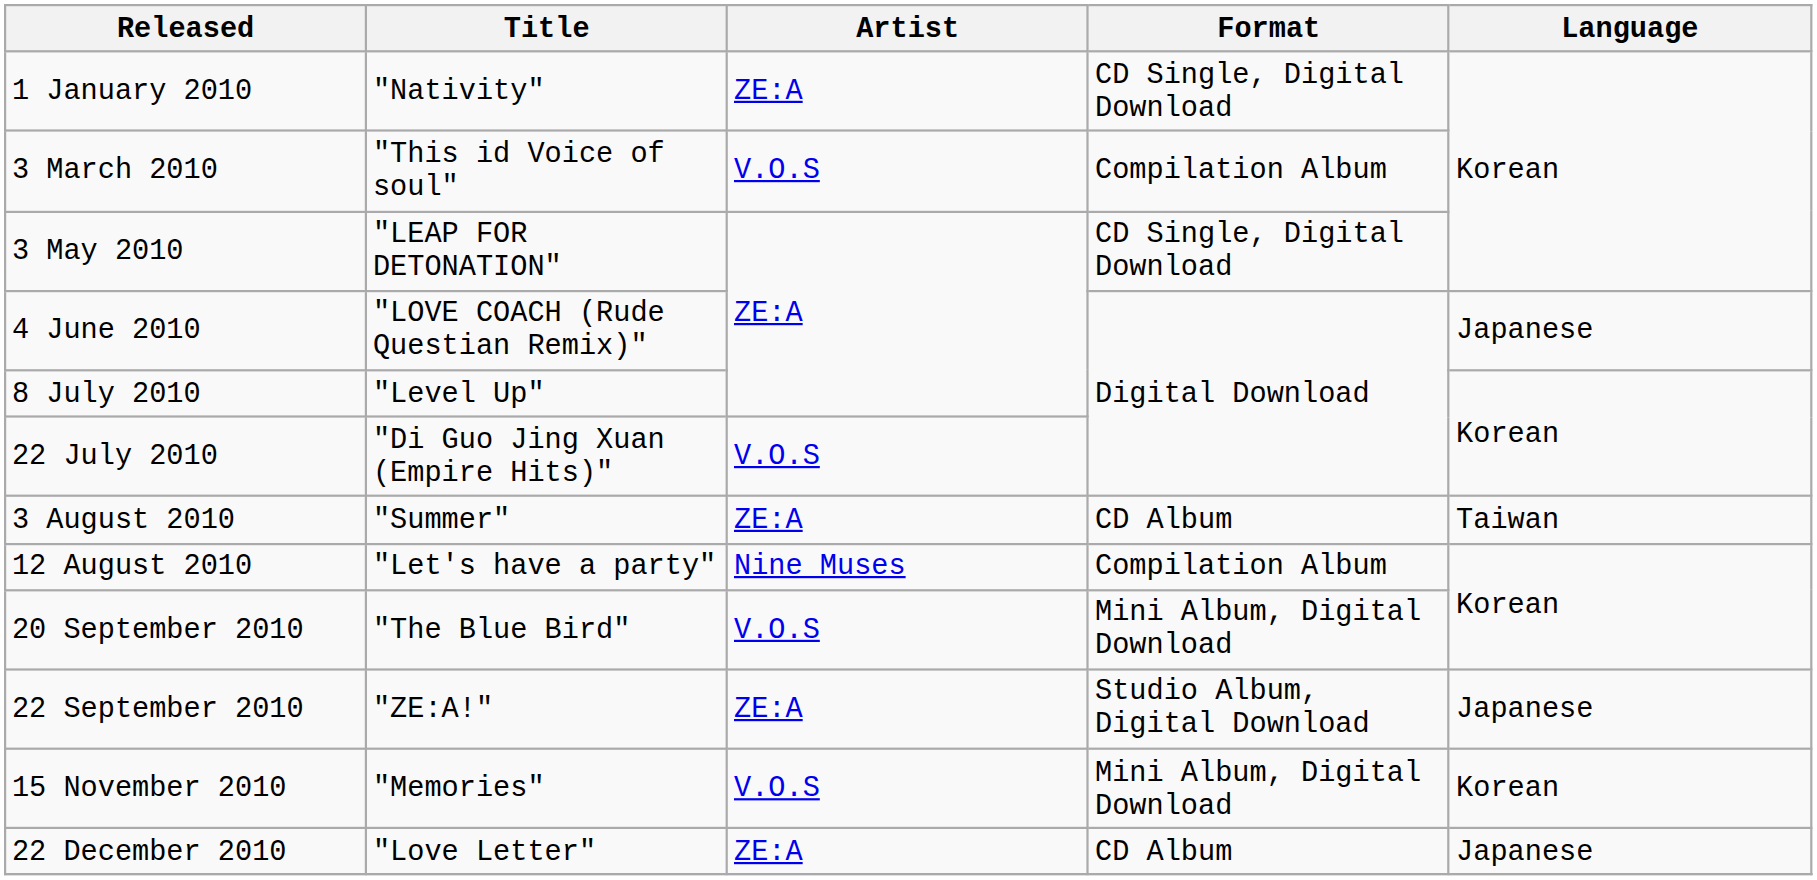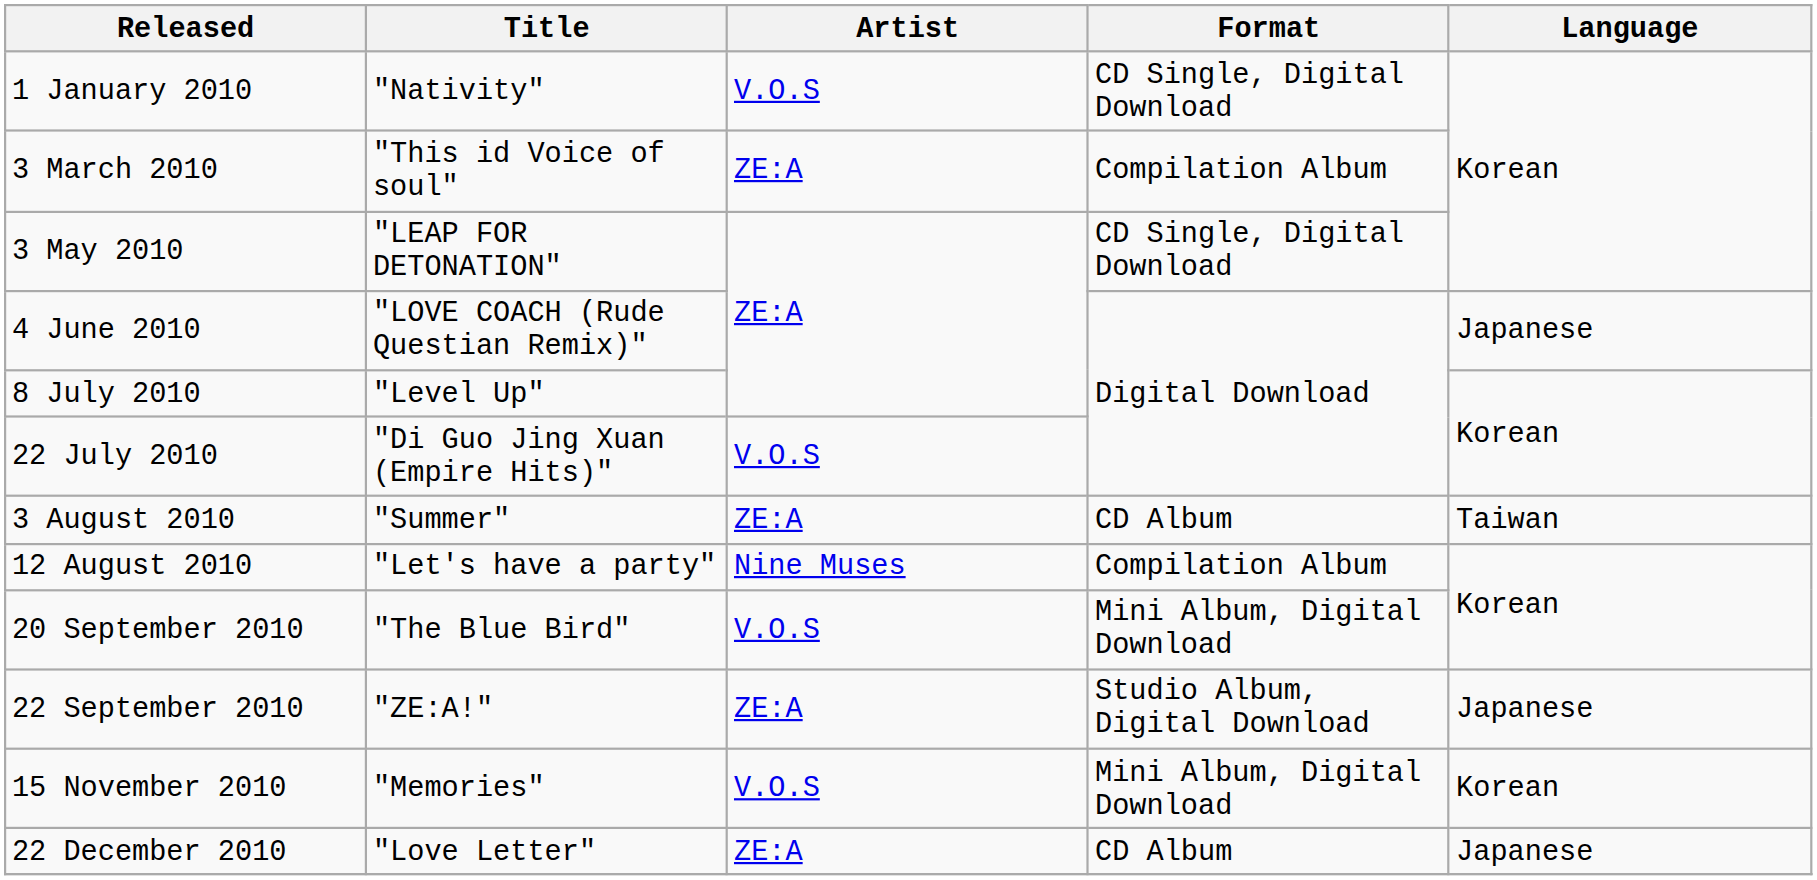(768, 92) ZE:A -> (777, 92) V.O.S
(777, 171) V.O.S -> (768, 171) ZE:A
